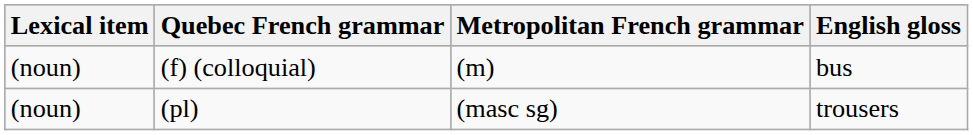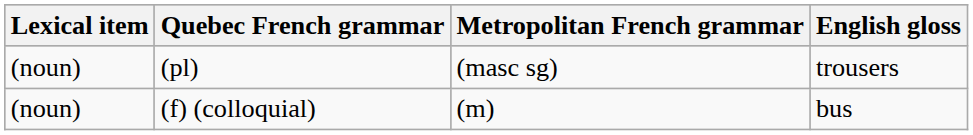rows swapped: (238, 66) <-> (180, 108)
